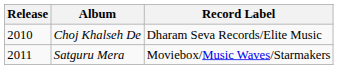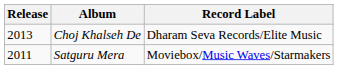(20, 34) 2010 -> (20, 34) 2013
